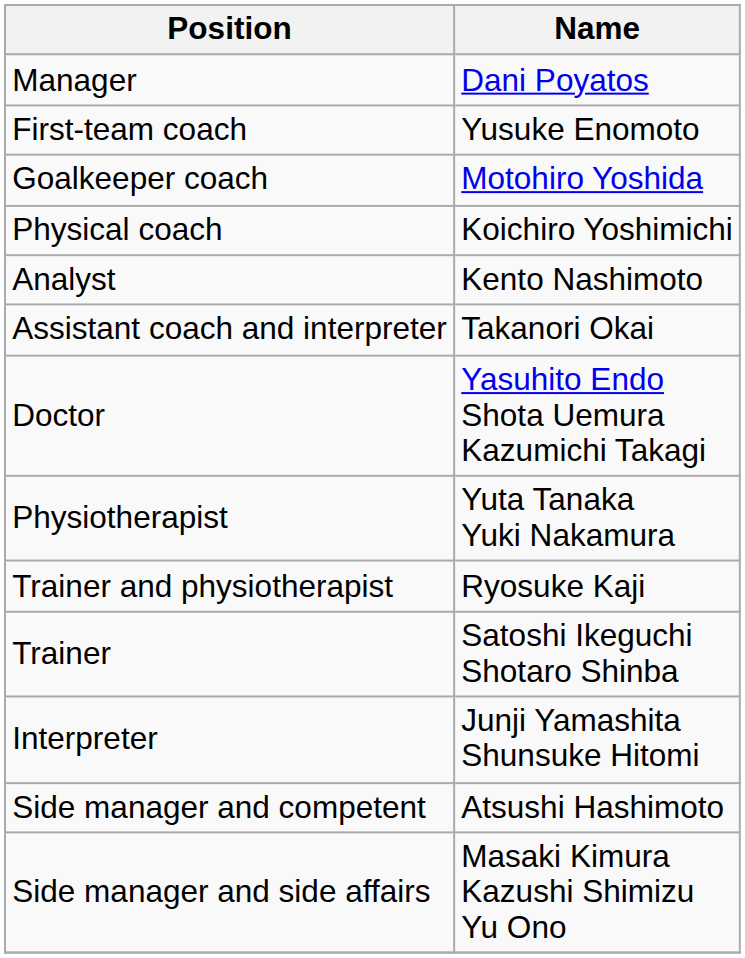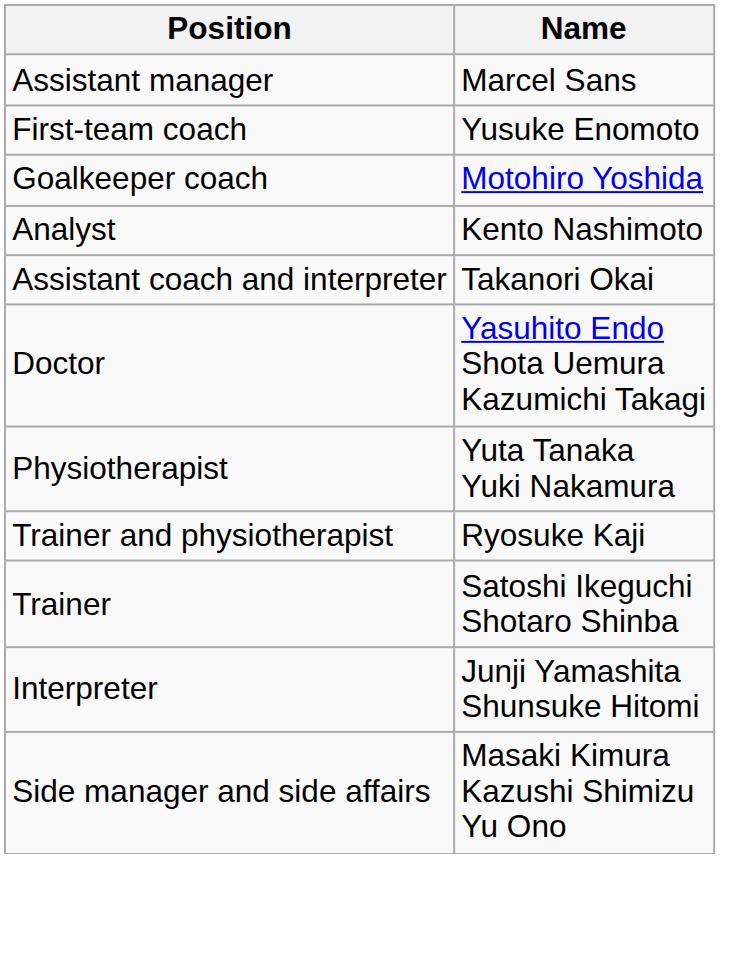- row: (74, 79)
+ row: (143, 79)
- row: (117, 229)
- row: (219, 806)
